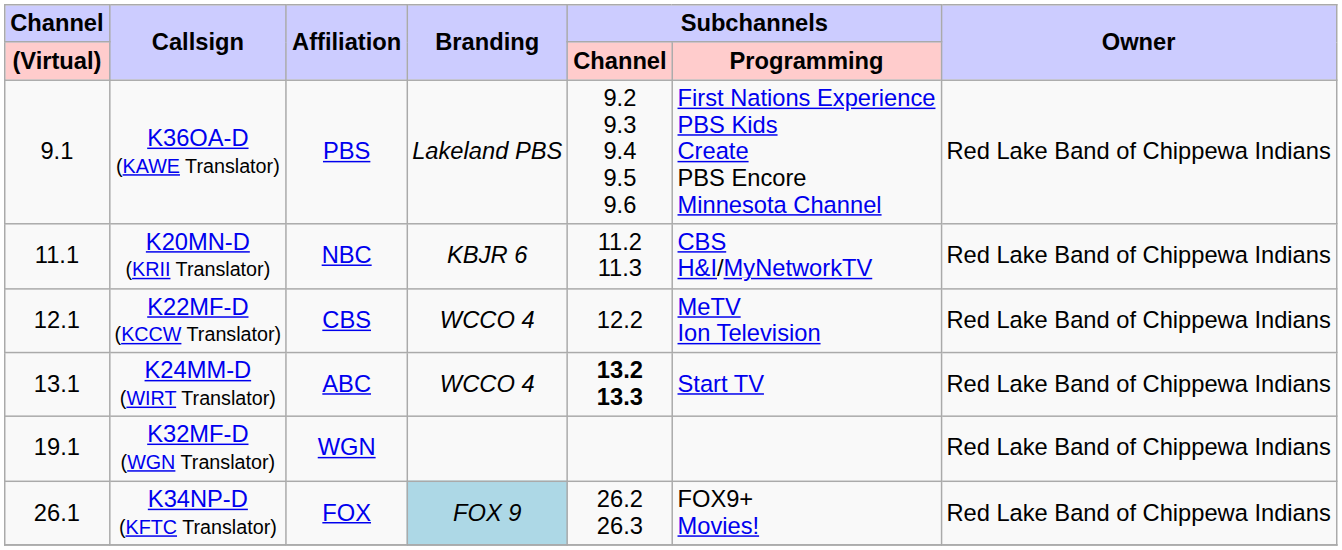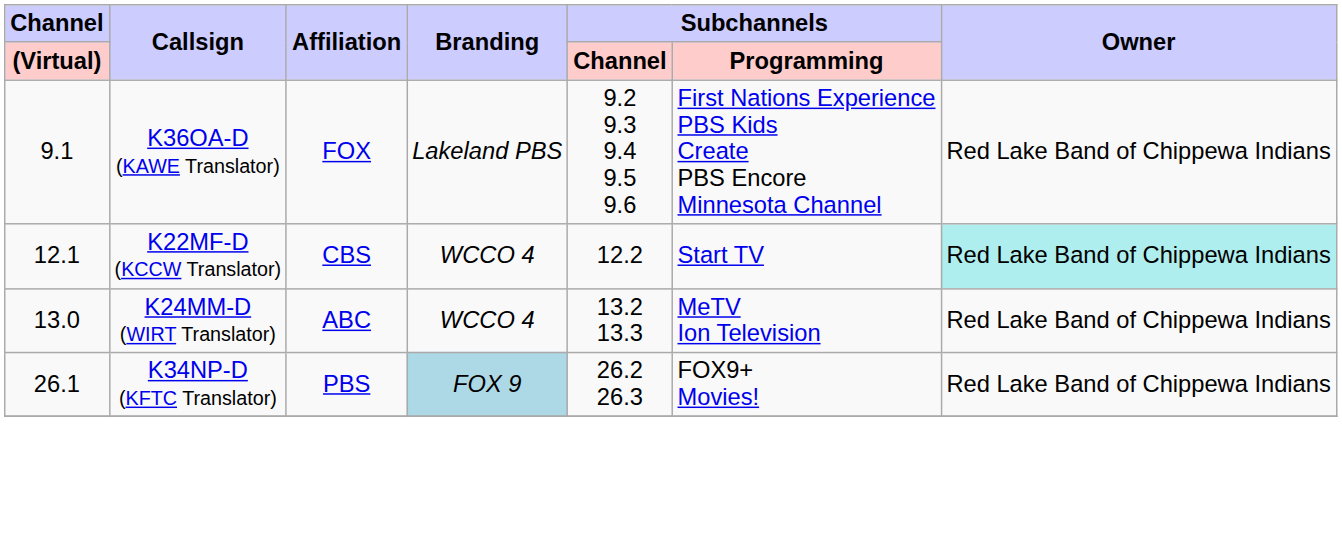(347, 151) PBS -> (347, 151) FOX
- row: (198, 255)
(749, 320) MeTV Ion Television -> (721, 255) Start TV
(1139, 320) no background -> (1139, 255) paleturquoise background
(57, 384) 13.1 -> (57, 320) 13.0
(620, 384) bold -> (620, 320) normal
(721, 384) Start TV -> (749, 320) MeTV Ion Television
- row: (198, 448)
(347, 512) FOX -> (347, 384) PBS
